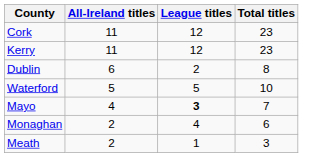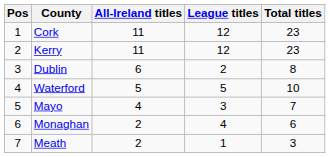+ column: (18, 13)
(196, 106) bold -> (223, 106) normal
